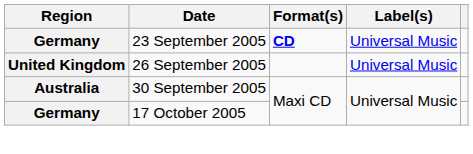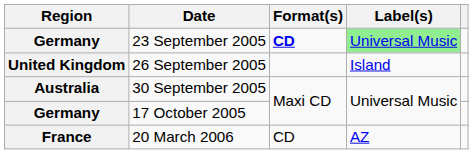(404, 40) no background -> (404, 40) lightgreen background
(404, 64) Universal Music -> (370, 64) Island
+ row: (183, 137)
